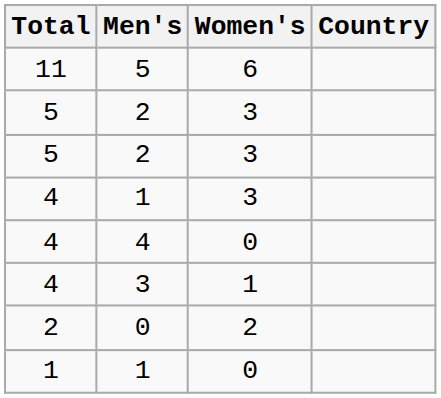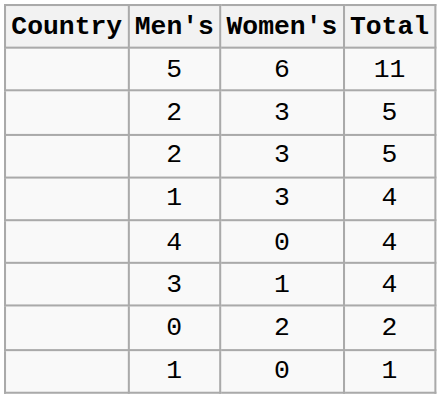columns swapped: (374, 27) <-> (51, 27)
